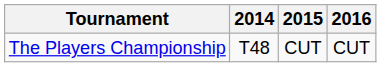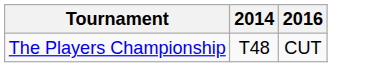- column: (303, 19)
